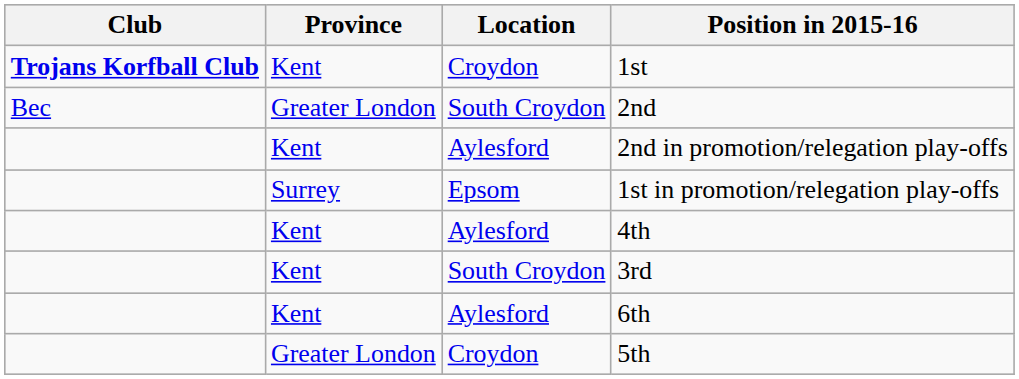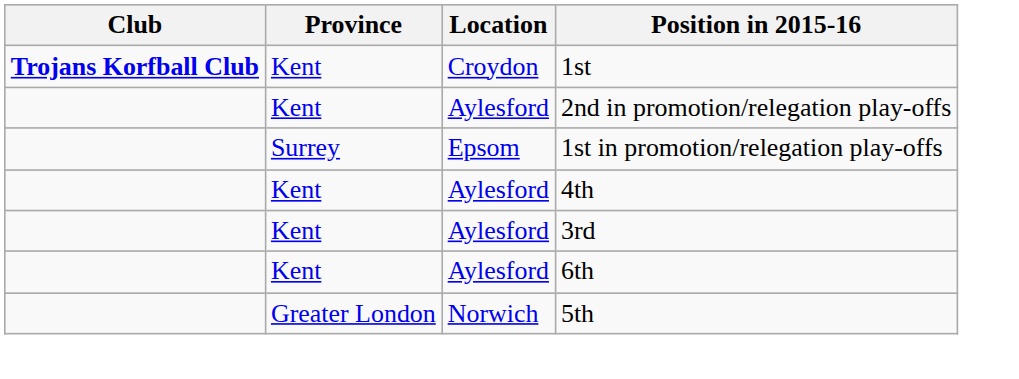- row: (637, 107)
(527, 271) South Croydon -> (498, 230) Aylesford
(493, 353) Croydon -> (493, 312) Norwich
